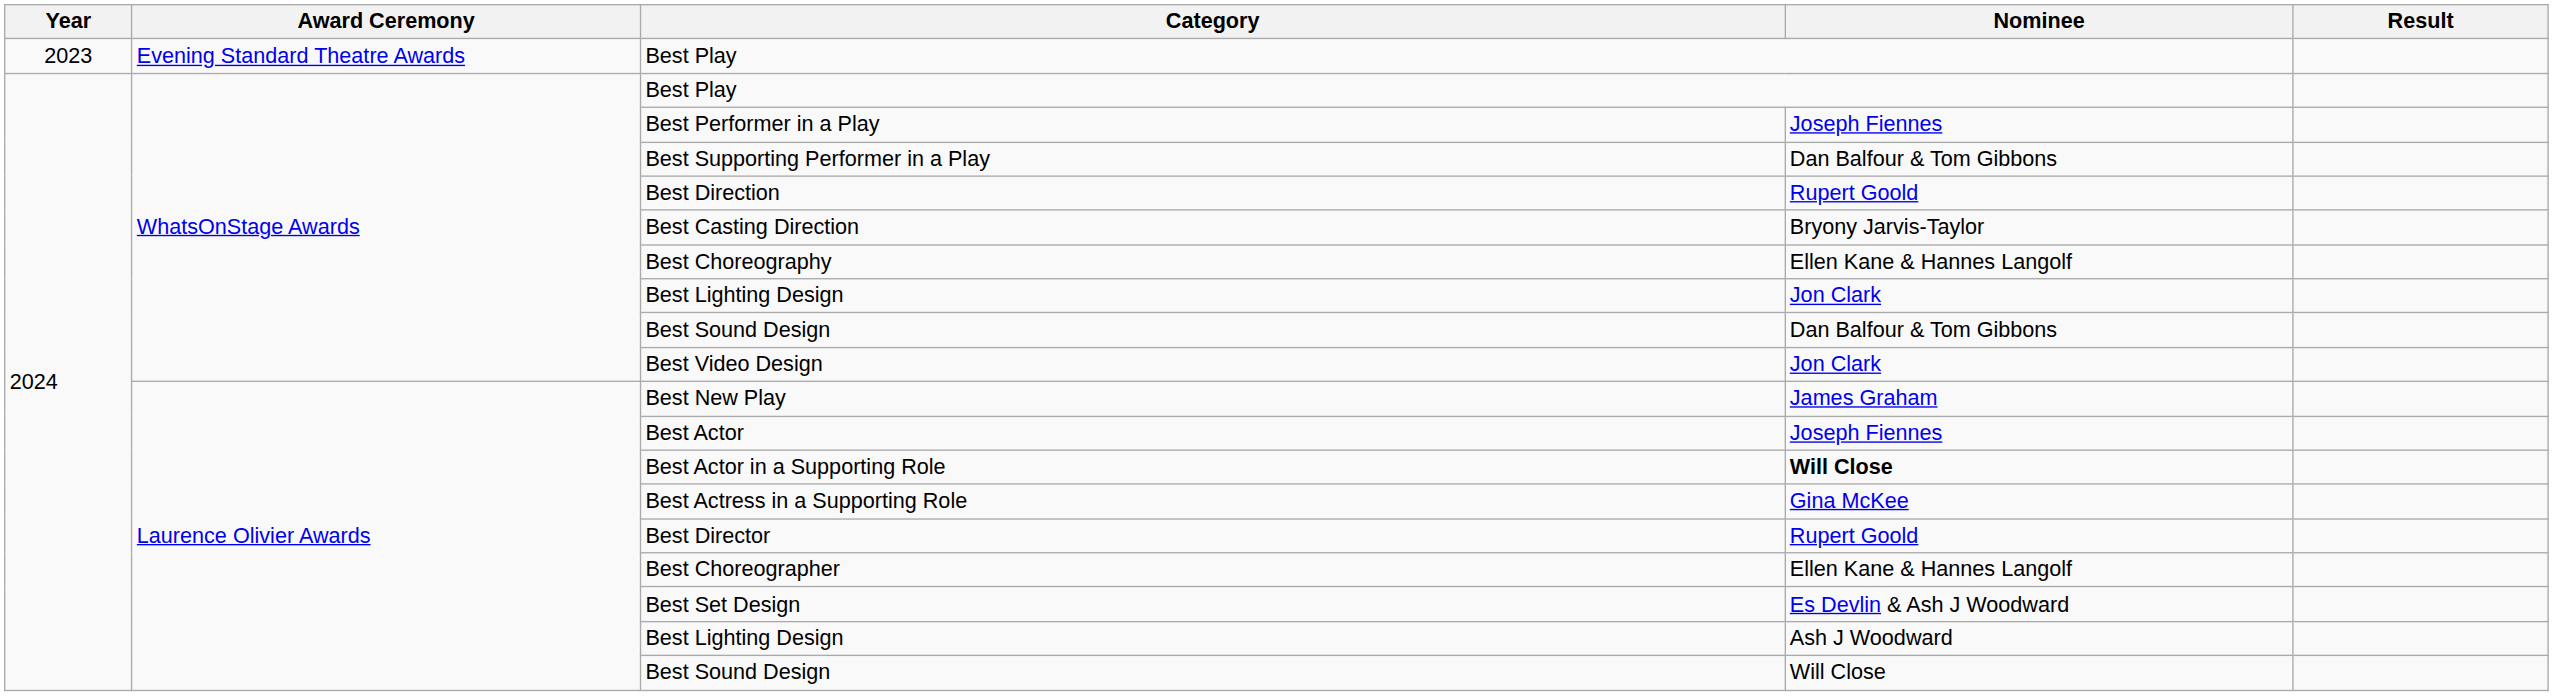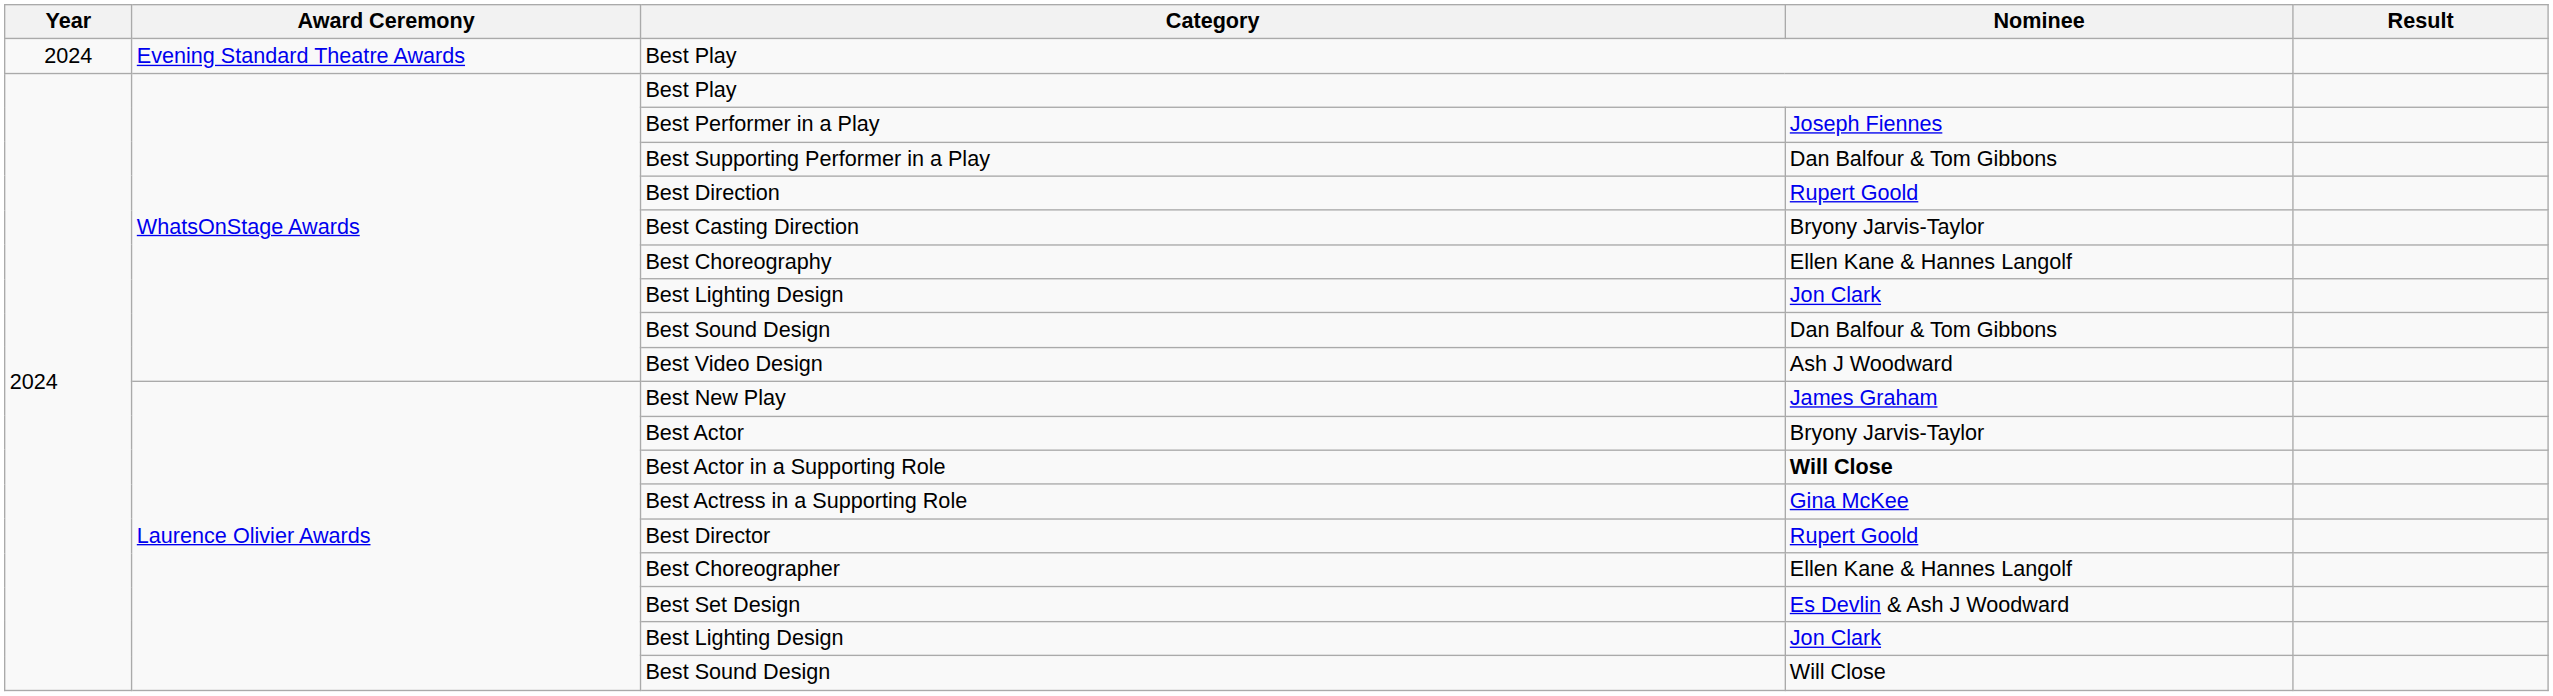(68, 55) 2023 -> (68, 55) 2024
(1835, 364) Jon Clark -> (1871, 364) Ash J Woodward
(1866, 432) Joseph Fiennes -> (1887, 432) Bryony Jarvis-Taylor
(1871, 638) Ash J Woodward -> (1835, 638) Jon Clark
